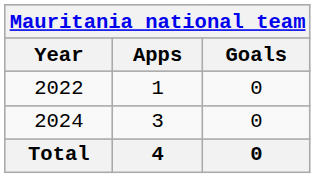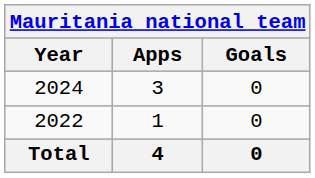rows swapped: (59, 88) <-> (59, 122)
